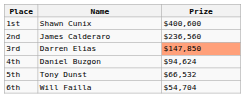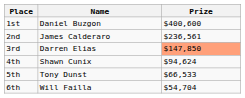(66, 23) Shawn Cunix -> (70, 23) Daniel Buzgon
(182, 36) $236,560 -> (182, 36) $236,561
(70, 62) Daniel Buzgon -> (66, 62) Shawn Cunix
(180, 74) $66,532 -> (180, 74) $66,533
